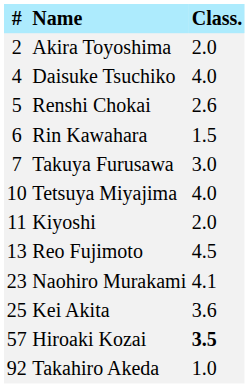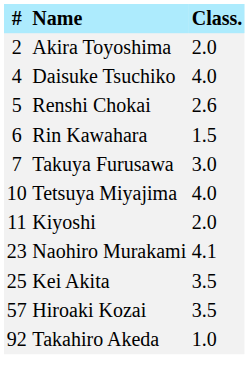- row: (88, 251)
(204, 310) 3.6 -> (204, 281) 3.5
(204, 339) bold -> (204, 310) normal
